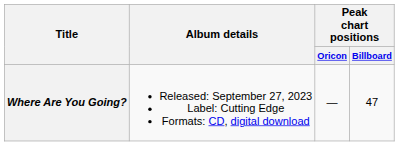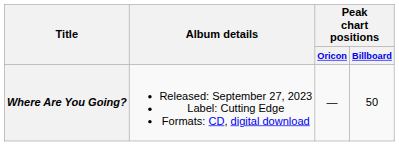(372, 102) 47 -> (372, 102) 50
